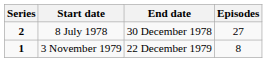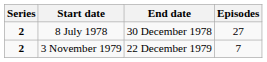(21, 48) 1 -> (21, 48) 2
(238, 48) 8 -> (238, 48) 7
